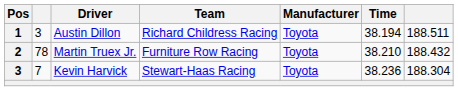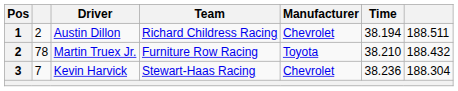(38, 33) 3 -> (38, 33) 2
(301, 33) Toyota -> (309, 33) Chevrolet
(301, 71) Toyota -> (309, 71) Chevrolet
